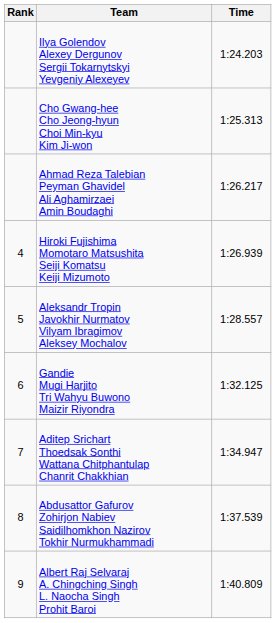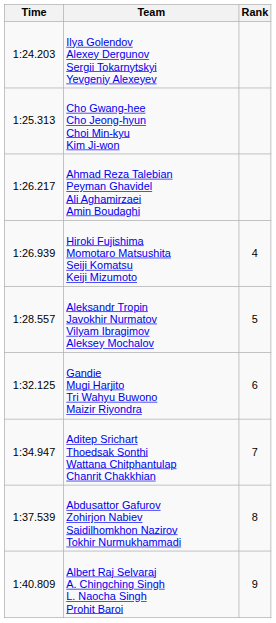columns swapped: (20, 13) <-> (241, 13)
